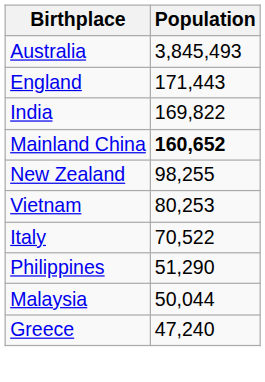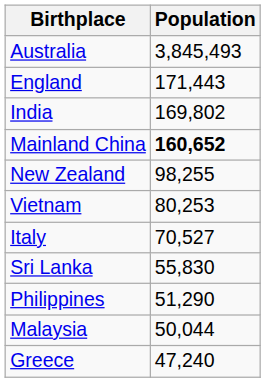(190, 113) 169,822 -> (190, 113) 169,802
(185, 237) 70,522 -> (185, 237) 70,527
+ row: (51, 268)
